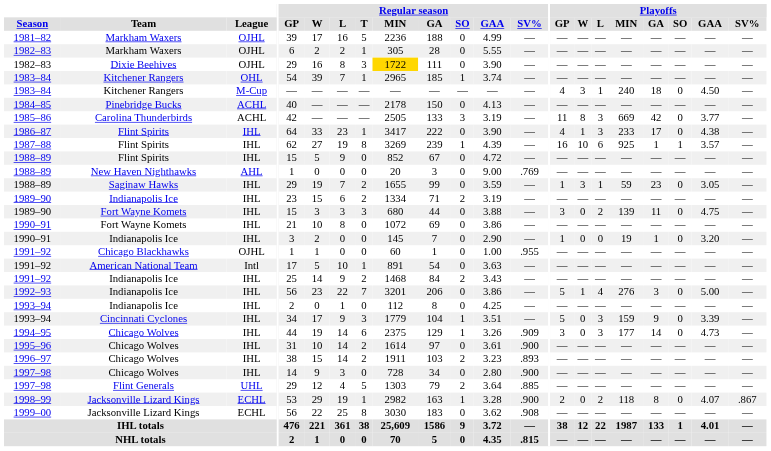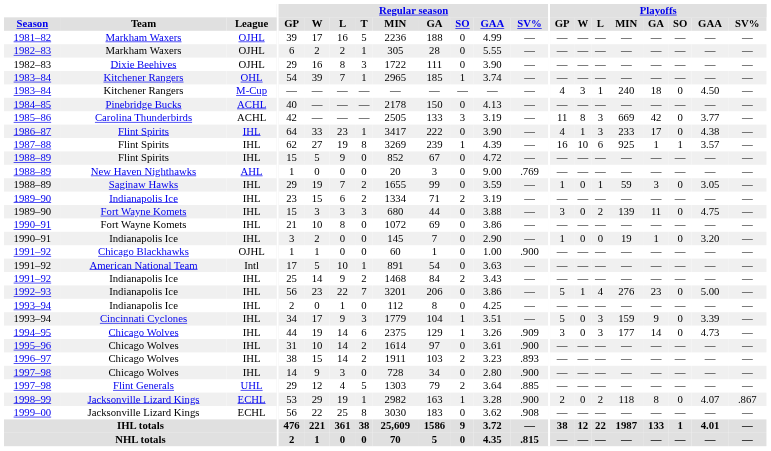(395, 64) gold background -> (395, 64) no background
(583, 185) 3 -> (583, 185) 0
(656, 185) 23 -> (656, 185) 3
(530, 252) .955 -> (530, 252) .900
(656, 292) 3 -> (656, 292) 23
